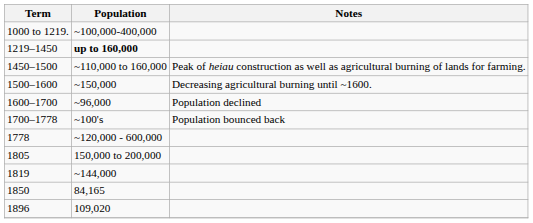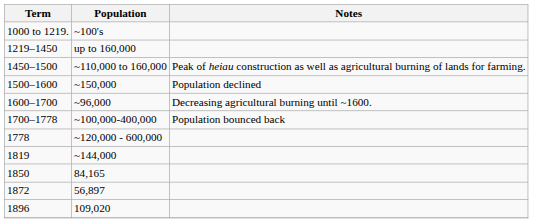(115, 31) ~100,000-400,000 -> (89, 31) ~100's
(106, 48) bold -> (105, 48) normal
(272, 84) Decreasing agricultural burning until ~1600. -> (217, 84) Population declined
(217, 102) Population declined -> (272, 102) Decreasing agricultural burning until ~1600.
(89, 119) ~100's -> (115, 119) ~100,000-400,000
- row: (18, 155)
+ row: (18, 191)
